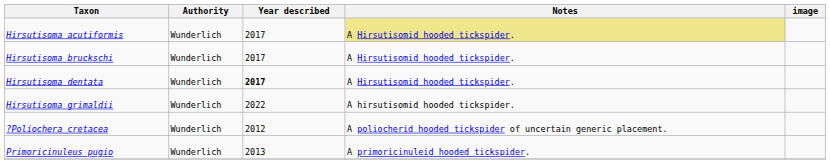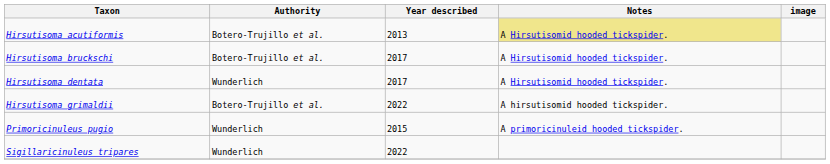(196, 35) Wunderlich -> (268, 35) Botero-Trujillo et al.
(255, 35) 2017 -> (397, 35) 2013
(196, 58) Wunderlich -> (268, 58) Botero-Trujillo et al.
(255, 82) bold -> (397, 82) normal
(196, 105) Wunderlich -> (268, 105) Botero-Trujillo et al.
- row: (57, 129)
(255, 152) 2013 -> (397, 129) 2015
+ row: (72, 152)
